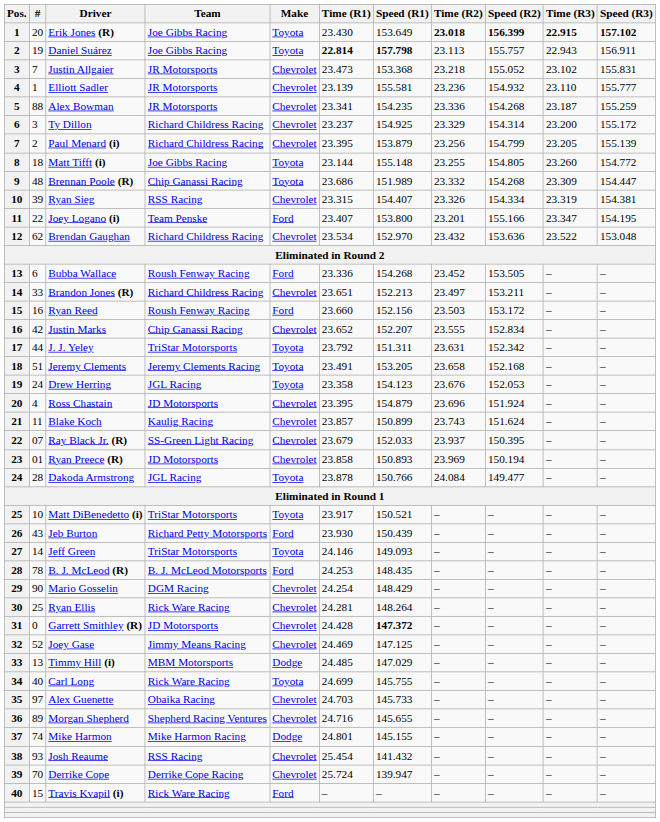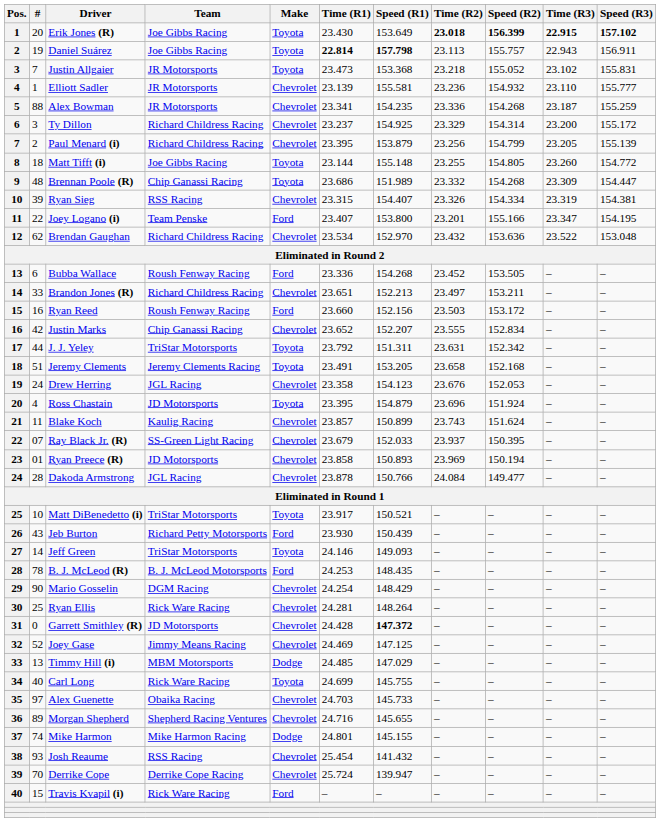(294, 69) Chevrolet -> (288, 69) Toyota
(288, 384) Toyota -> (294, 384) Chevrolet
(294, 403) Chevrolet -> (288, 403) Toyota
(288, 477) Toyota -> (294, 477) Chevrolet
